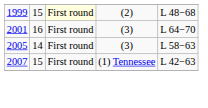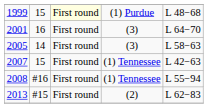(127, 12) (2) -> (132, 12) (1) Purdue
+ row: (17, 78)
+ row: (17, 95)
